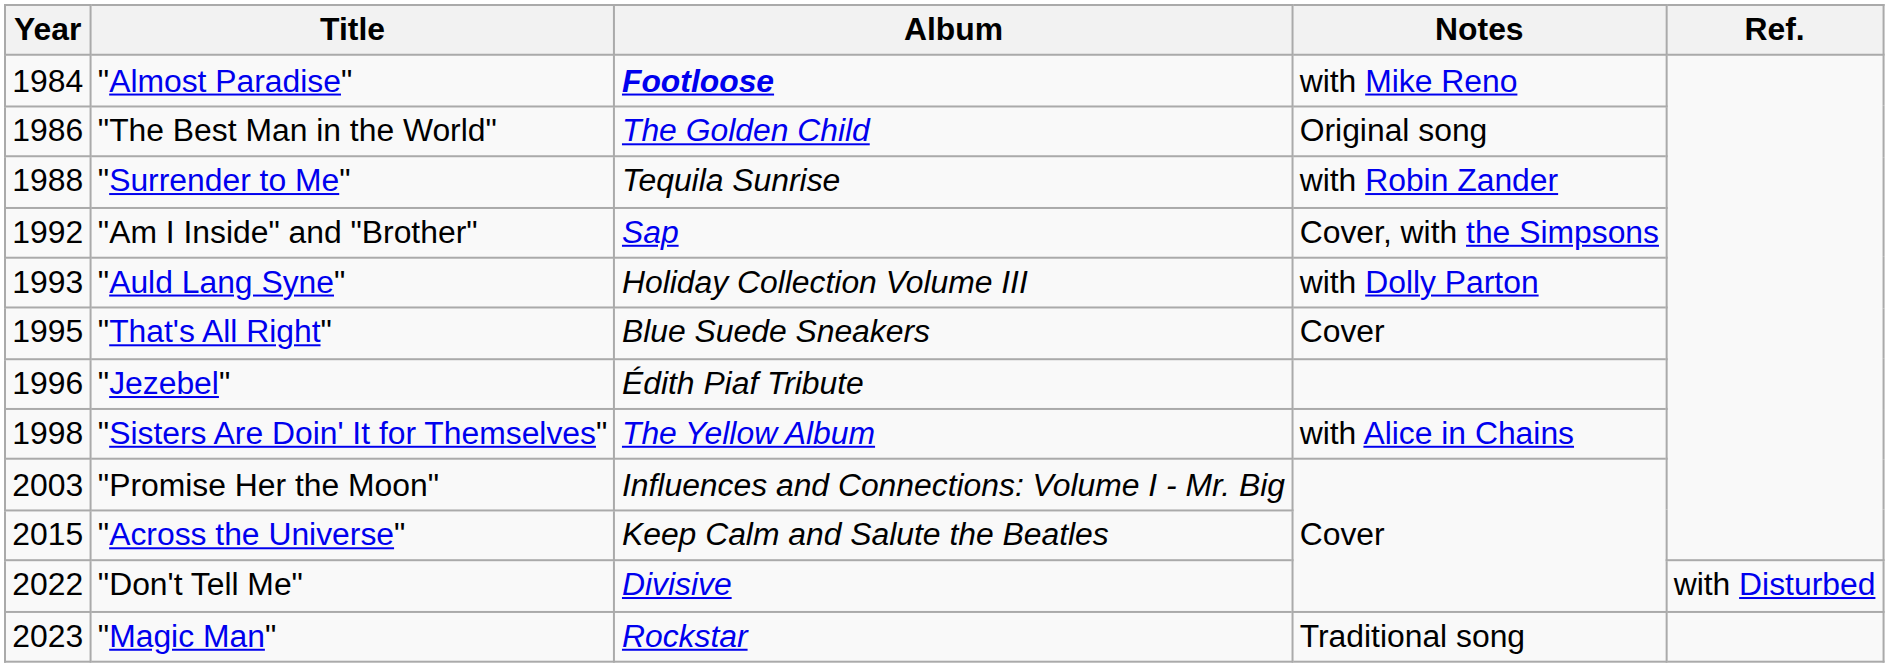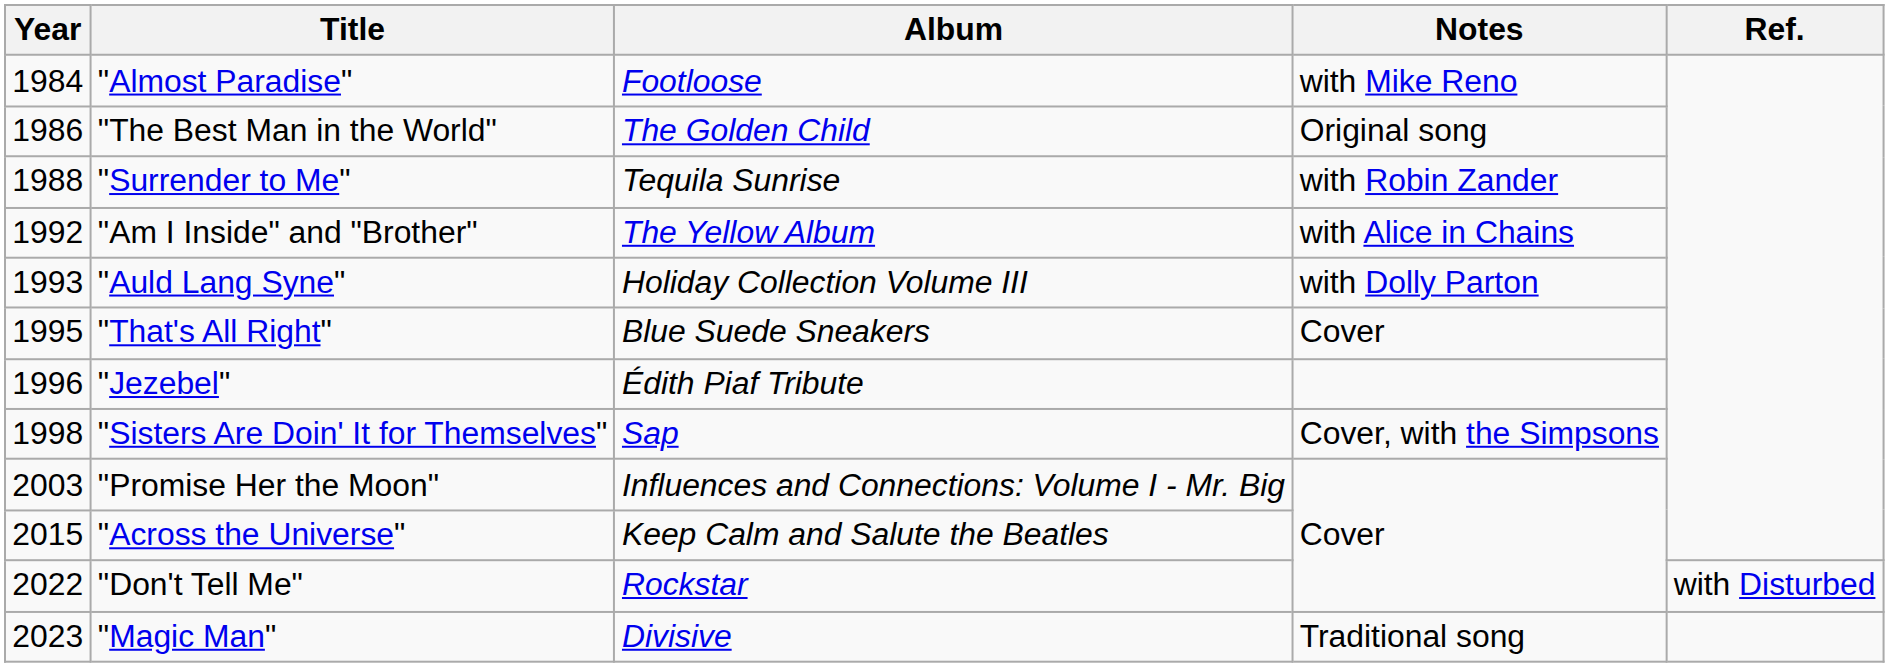(698, 80) bold -> (692, 80) normal
(650, 231) Sap -> (749, 231) The Yellow Album
(1479, 231) Cover, with the Simpsons -> (1437, 231) with Alice in Chains
(749, 433) The Yellow Album -> (650, 433) Sap
(1437, 433) with Alice in Chains -> (1479, 433) Cover, with the Simpsons
(677, 585) Divisive -> (685, 585) Rockstar
(685, 635) Rockstar -> (677, 635) Divisive
